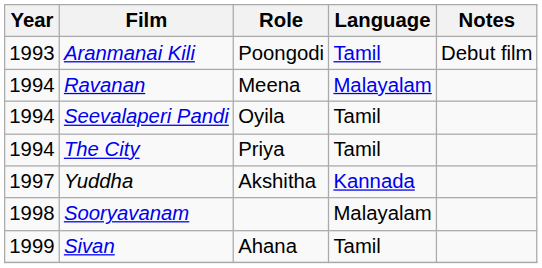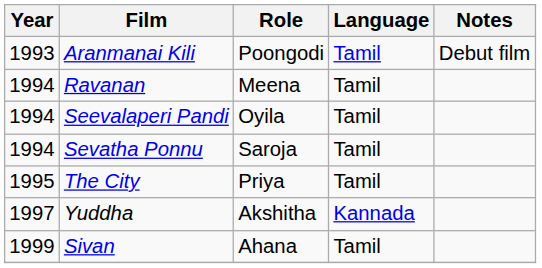(383, 85) Malayalam -> (357, 85) Tamil
+ row: (133, 149)
(32, 149) 1994 -> (32, 181) 1995
- row: (127, 213)
